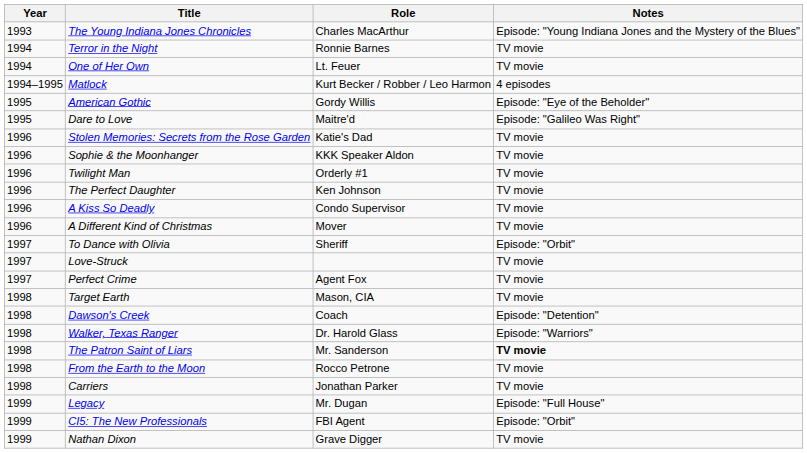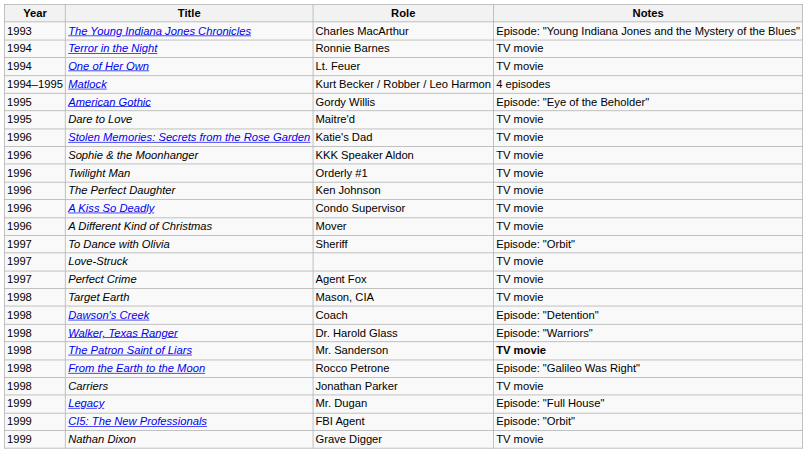(568, 119) Episode: "Galileo Was Right" -> (520, 119) TV movie
(520, 368) TV movie -> (568, 368) Episode: "Galileo Was Right"
